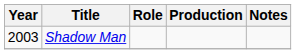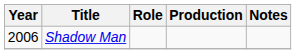(23, 37) 2003 -> (23, 37) 2006
